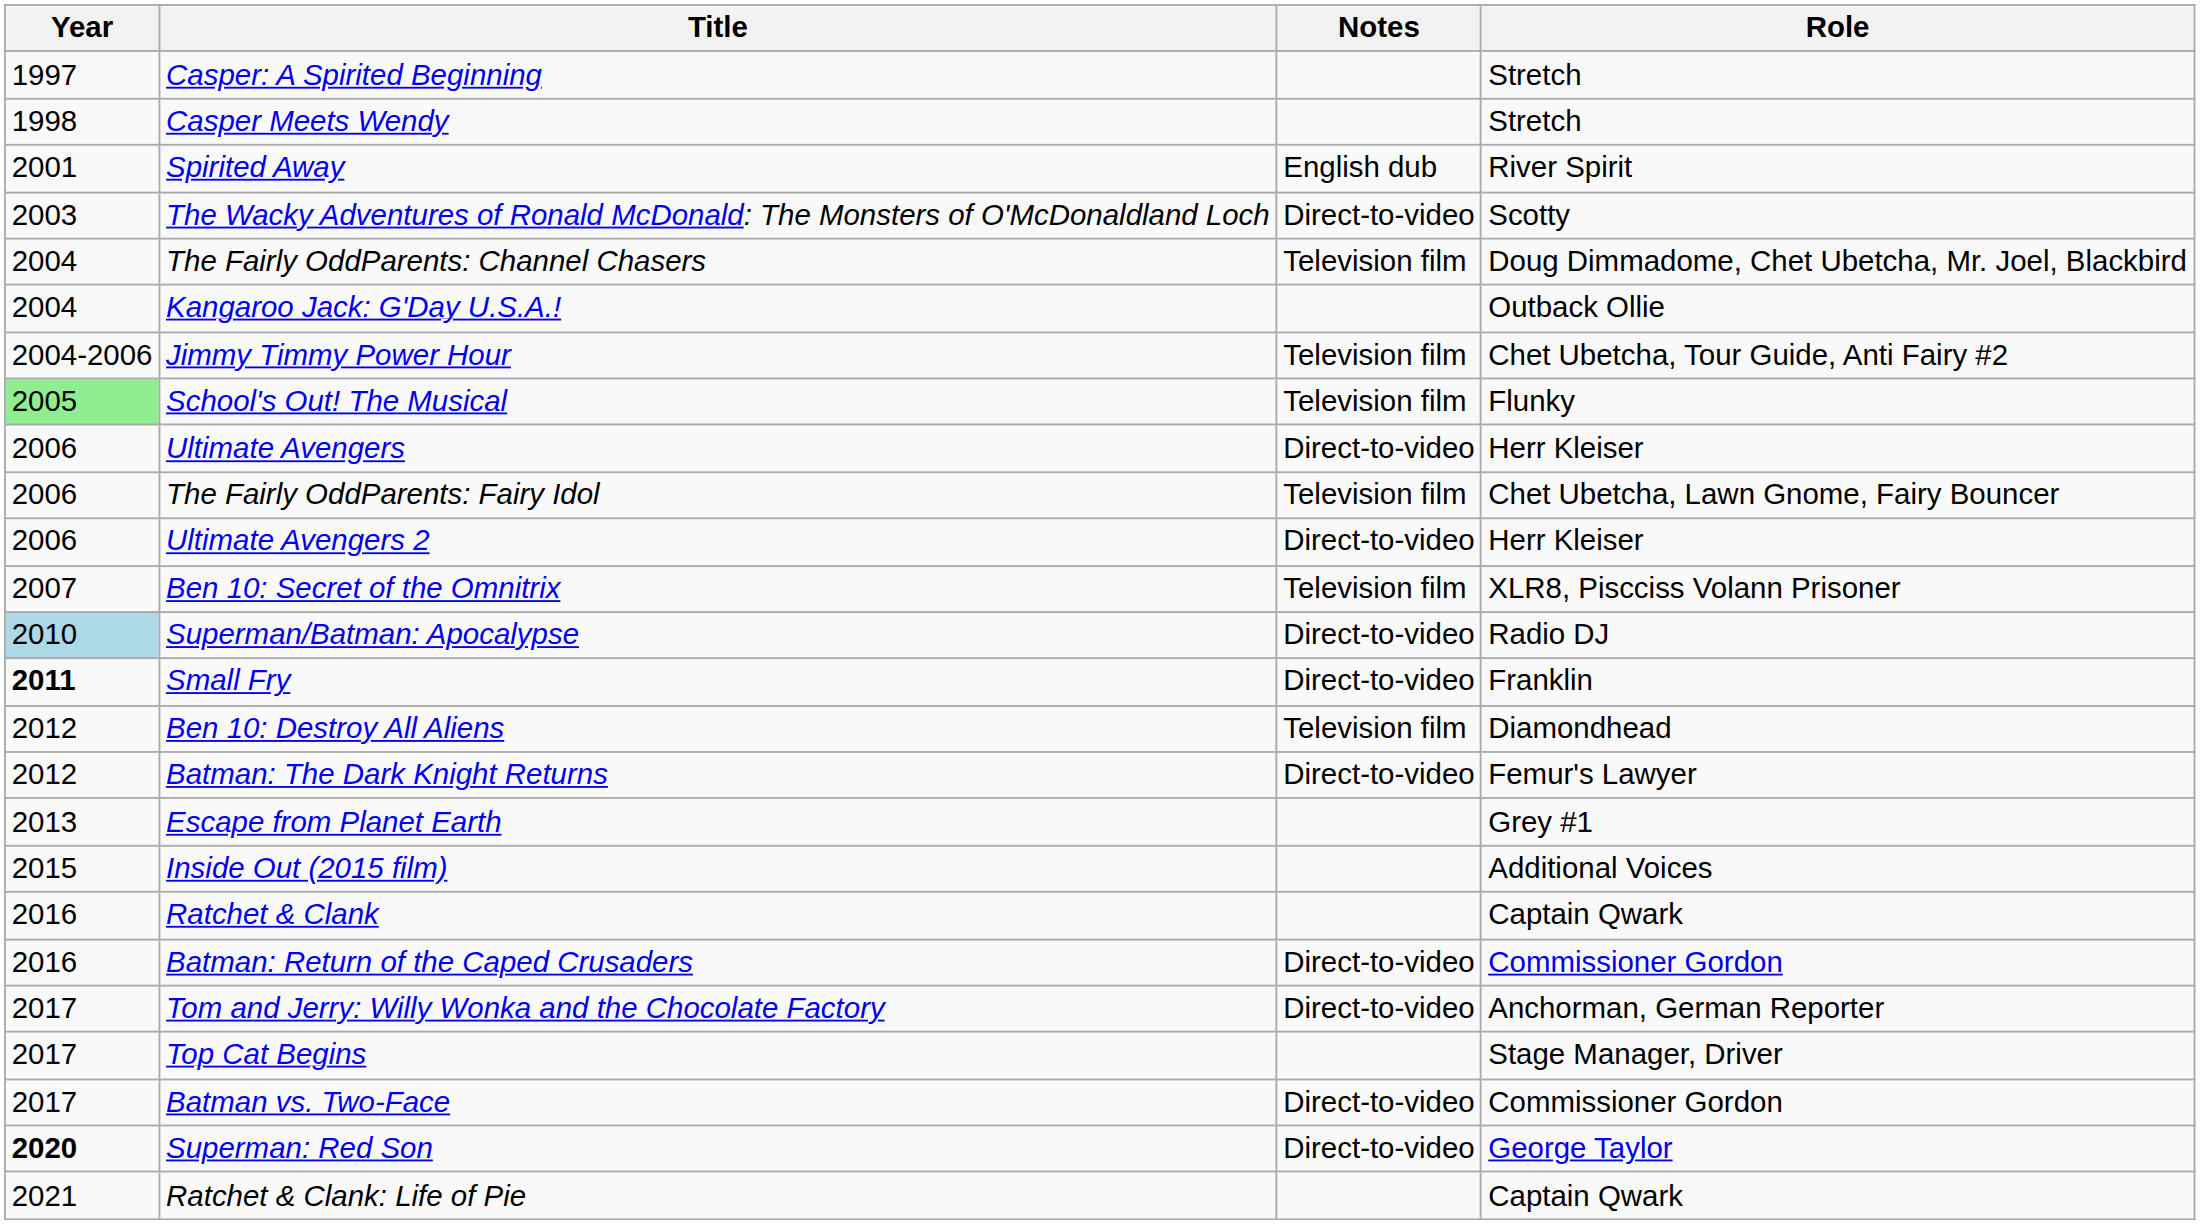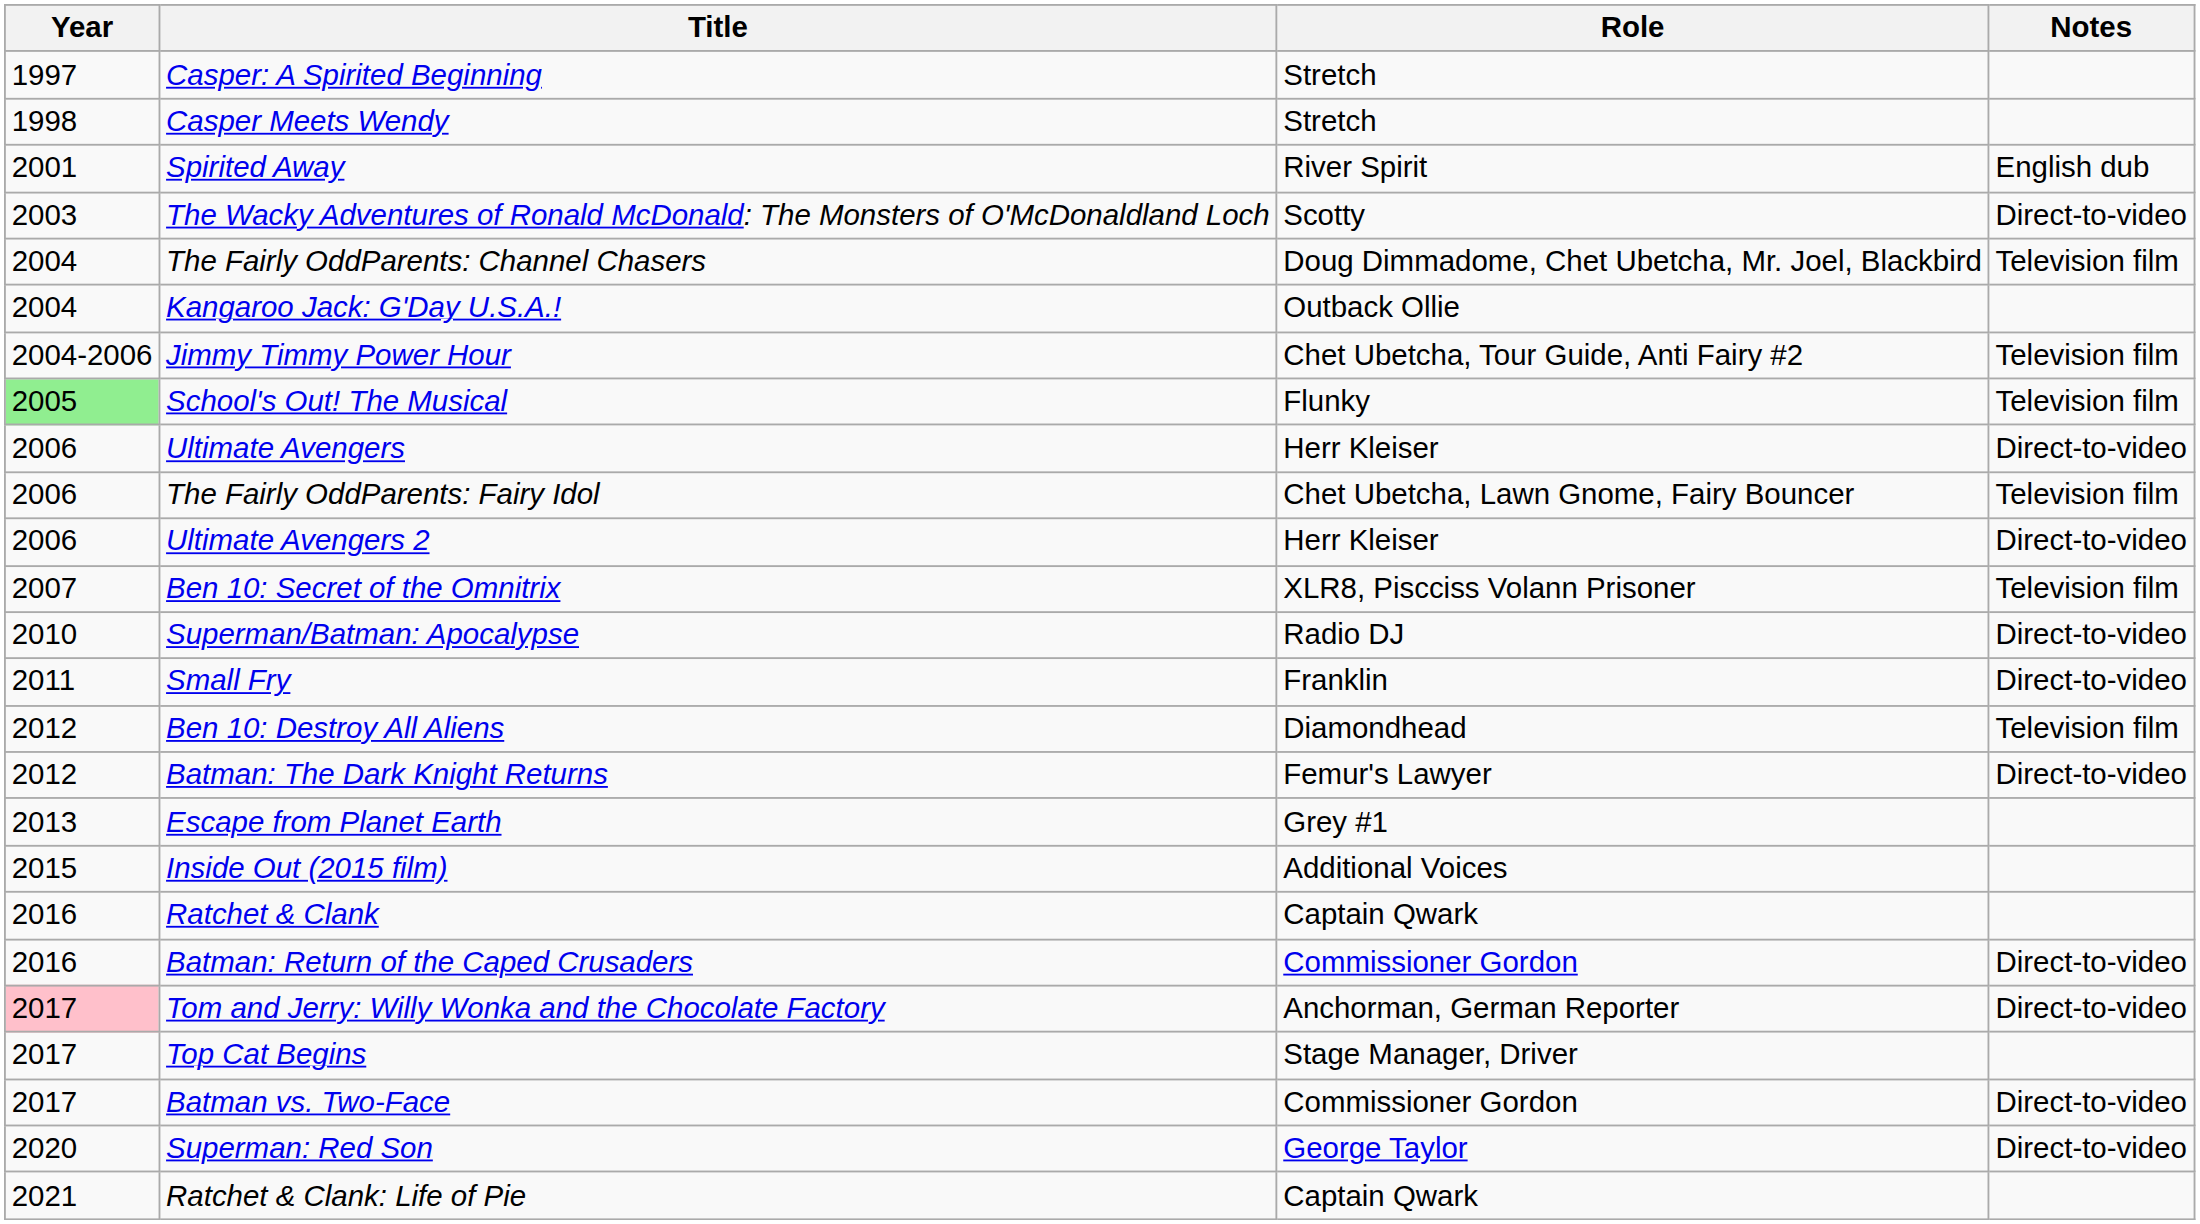columns swapped: (1838, 27) <-> (1379, 27)
(44, 634) lightblue background -> (44, 634) no background
(44, 681) bold -> (43, 681) normal
(44, 1008) no background -> (44, 1008) pink background
(44, 1148) bold -> (44, 1148) normal
